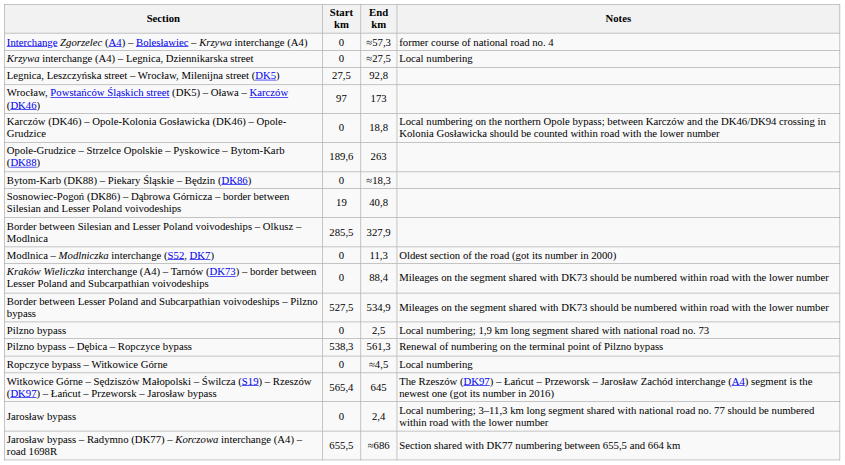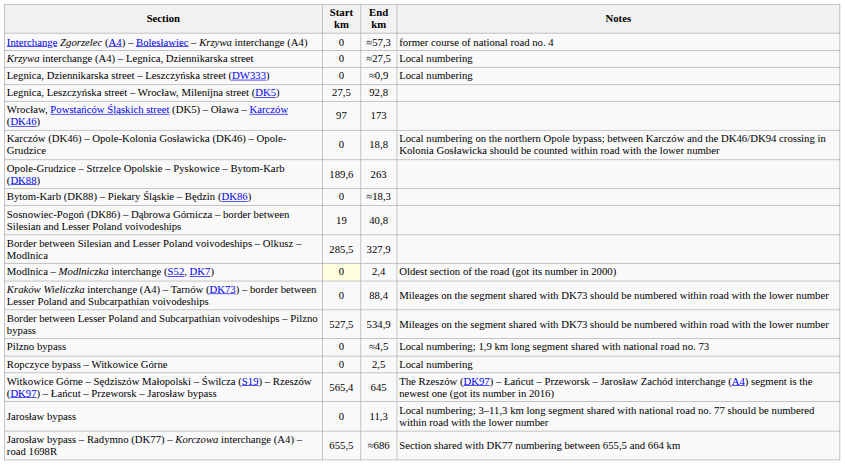+ row: (138, 76)
(341, 255) no background -> (341, 272) lightyellow background
(379, 255) 11,3 -> (379, 272) 2,4
(379, 330) 2,5 -> (379, 347) ≈4,5
- row: (99, 347)
(379, 364) ≈4,5 -> (379, 364) 2,5
(379, 416) 2,4 -> (379, 416) 11,3
